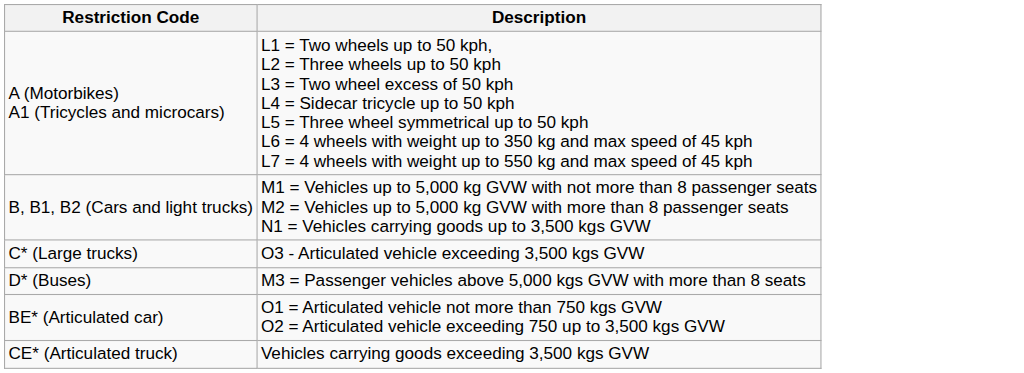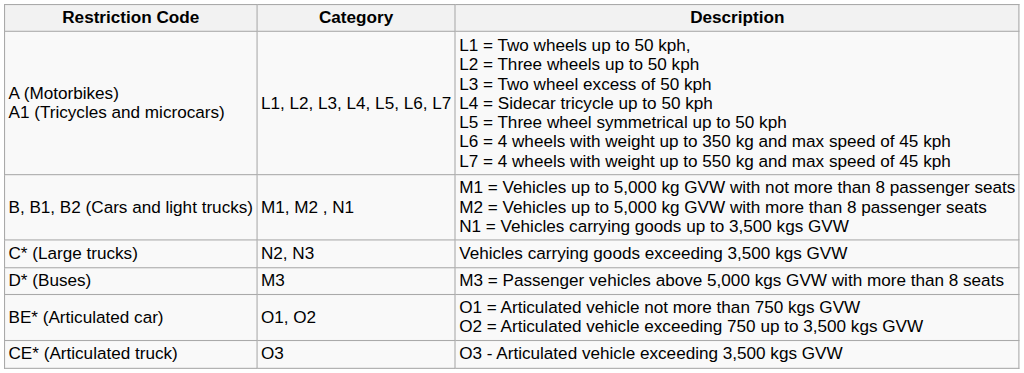+ column: (356, 18)
(453, 253) O3 - Articulated vehicle exceeding 3,500 kgs GVW -> (653, 253) Vehicles carrying goods exceeding 3,500 kgs GVW
(455, 354) Vehicles carrying goods exceeding 3,500 kgs GVW -> (651, 354) O3 - Articulated vehicle exceeding 3,500 kgs GVW
